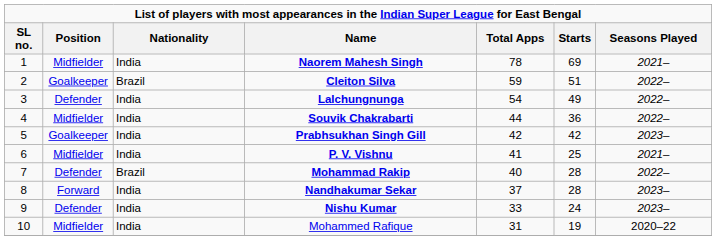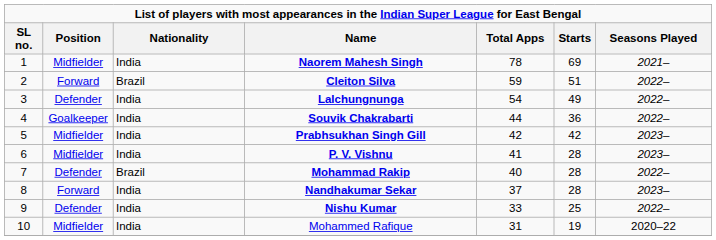(78, 81) Goalkeeper -> (78, 81) Forward
(78, 118) Midfielder -> (78, 118) Goalkeeper
(78, 136) Goalkeeper -> (78, 136) Midfielder
(575, 154) 25 -> (575, 154) 28
(653, 154) 2021– -> (653, 154) 2023–
(575, 209) 24 -> (575, 209) 25
(653, 209) 2023– -> (653, 209) 2022–
